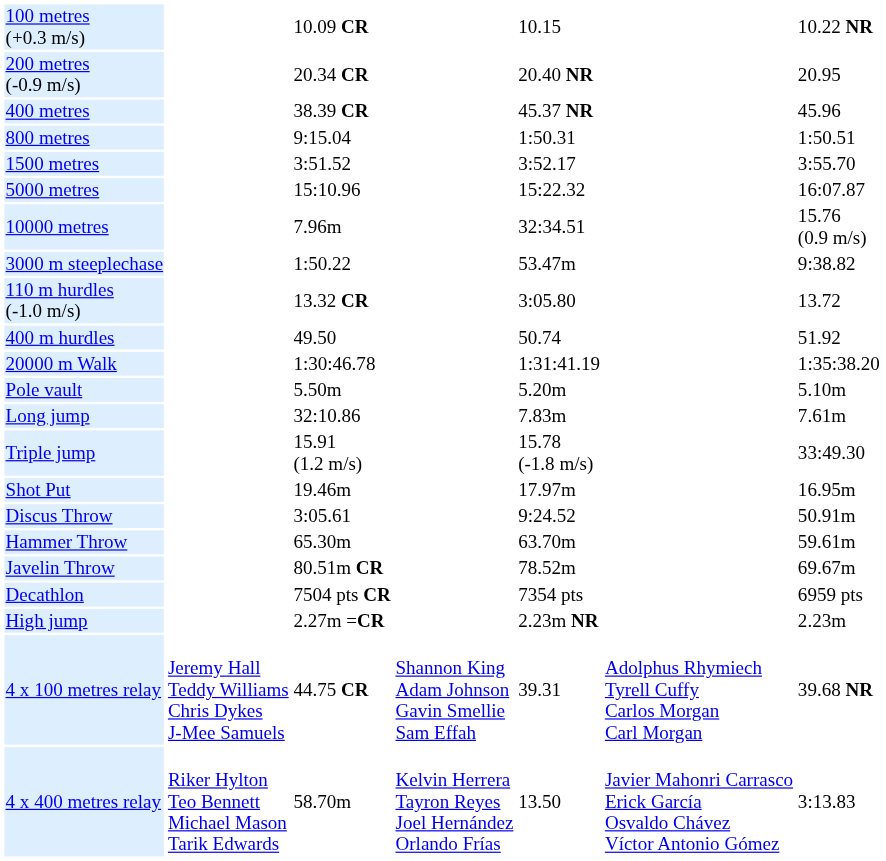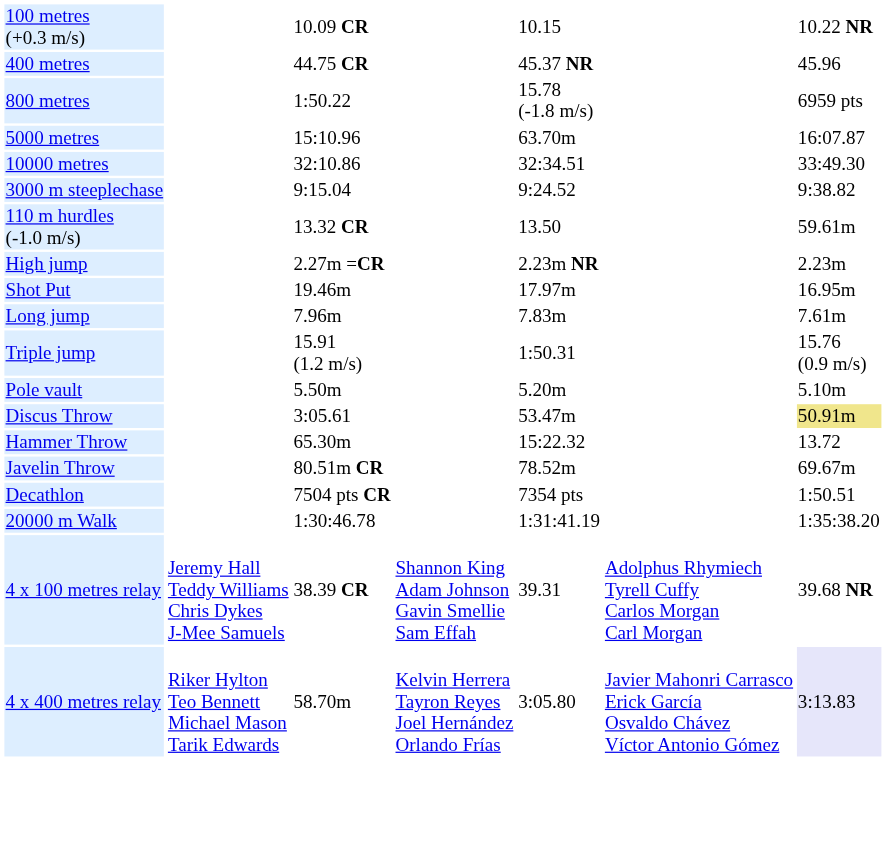- row: (48, 74)
(331, 111) 38.39 CR -> (331, 63) 44.75 CR
(322, 137) 9:15.04 -> (322, 100) 1:50.22
(547, 137) 1:50.31 -> (556, 100) 15.78 (-1.8 m/s)
(827, 137) 1:50.51 -> (830, 100) 6959 pts
- row: (52, 163)
(552, 189) 15:22.32 -> (547, 137) 63.70m
(317, 226) 7.96m -> (327, 163) 32:10.86
(832, 226) 15.76 (0.9 m/s) -> (831, 163) 33:49.30
(322, 263) 1:50.22 -> (322, 189) 9:15.04
(547, 263) 53.47m -> (547, 189) 9:24.52
(547, 300) 3:05.80 -> (540, 226) 13.50
(819, 300) 13.72 -> (827, 226) 59.61m
- row: (60, 337)
rows swapped: (47, 620) <-> (61, 363)
rows swapped: (44, 389) <-> (38, 489)
(327, 416) 32:10.86 -> (317, 316) 7.96m
(556, 452) 15.78 (-1.8 m/s) -> (547, 352) 1:50.31
(831, 452) 33:49.30 -> (832, 352) 15.76 (0.9 m/s)
(547, 515) 9:24.52 -> (547, 416) 53.47m
(827, 515) no background -> (827, 416) khaki background
(547, 542) 63.70m -> (552, 442) 15:22.32
(827, 542) 59.61m -> (819, 442) 13.72
(830, 594) 6959 pts -> (827, 494) 1:50.51
(331, 689) 44.75 CR -> (331, 589) 38.39 CR
(540, 801) 13.50 -> (547, 701) 3:05.80
(827, 801) no background -> (827, 701) lavender background
